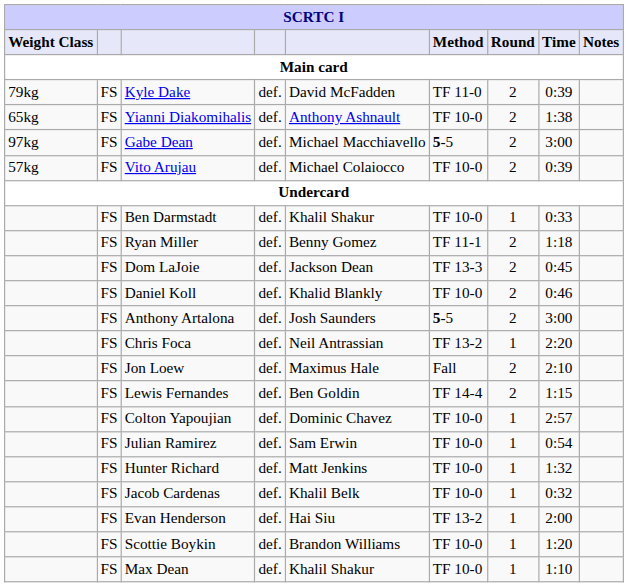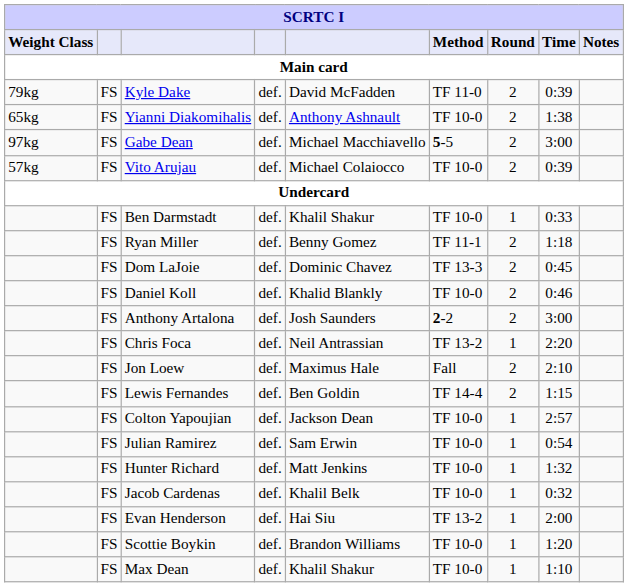(331, 267) Jackson Dean -> (340, 267) Dominic Chavez
(443, 318) 5-5 -> (443, 318) 2-2
(340, 418) Dominic Chavez -> (331, 418) Jackson Dean
